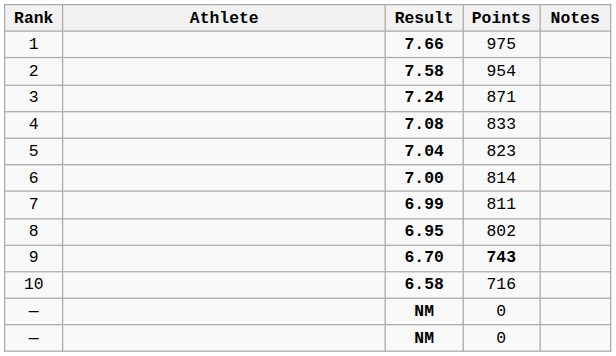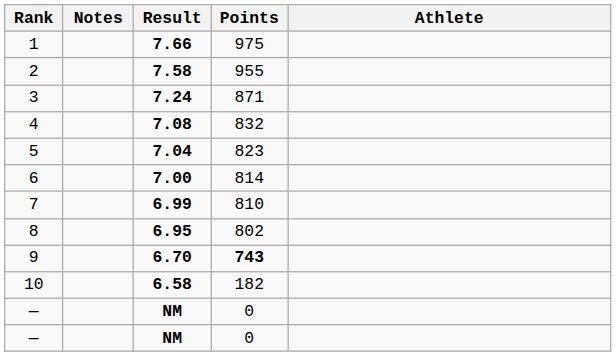columns swapped: (224, 18) <-> (575, 18)
(501, 71) 954 -> (249, 71) 955
(501, 125) 833 -> (249, 125) 832
(501, 205) 811 -> (249, 205) 810
(501, 285) 716 -> (249, 285) 182
